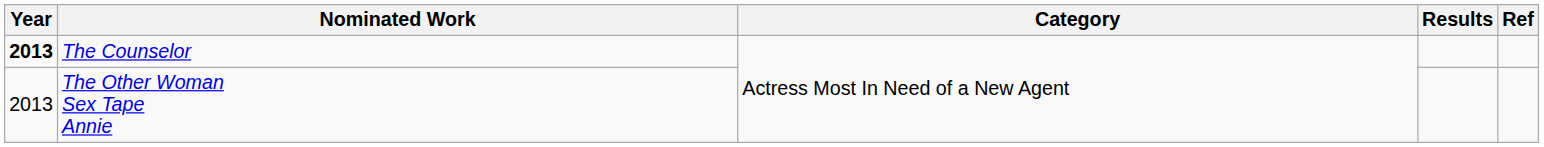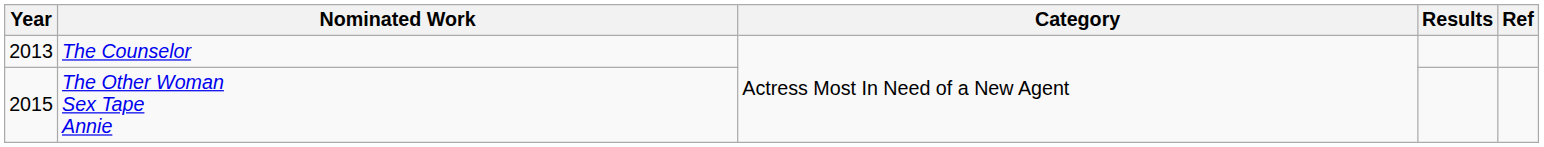(31, 51) bold -> (31, 51) normal
(31, 104) 2013 -> (31, 104) 2015
